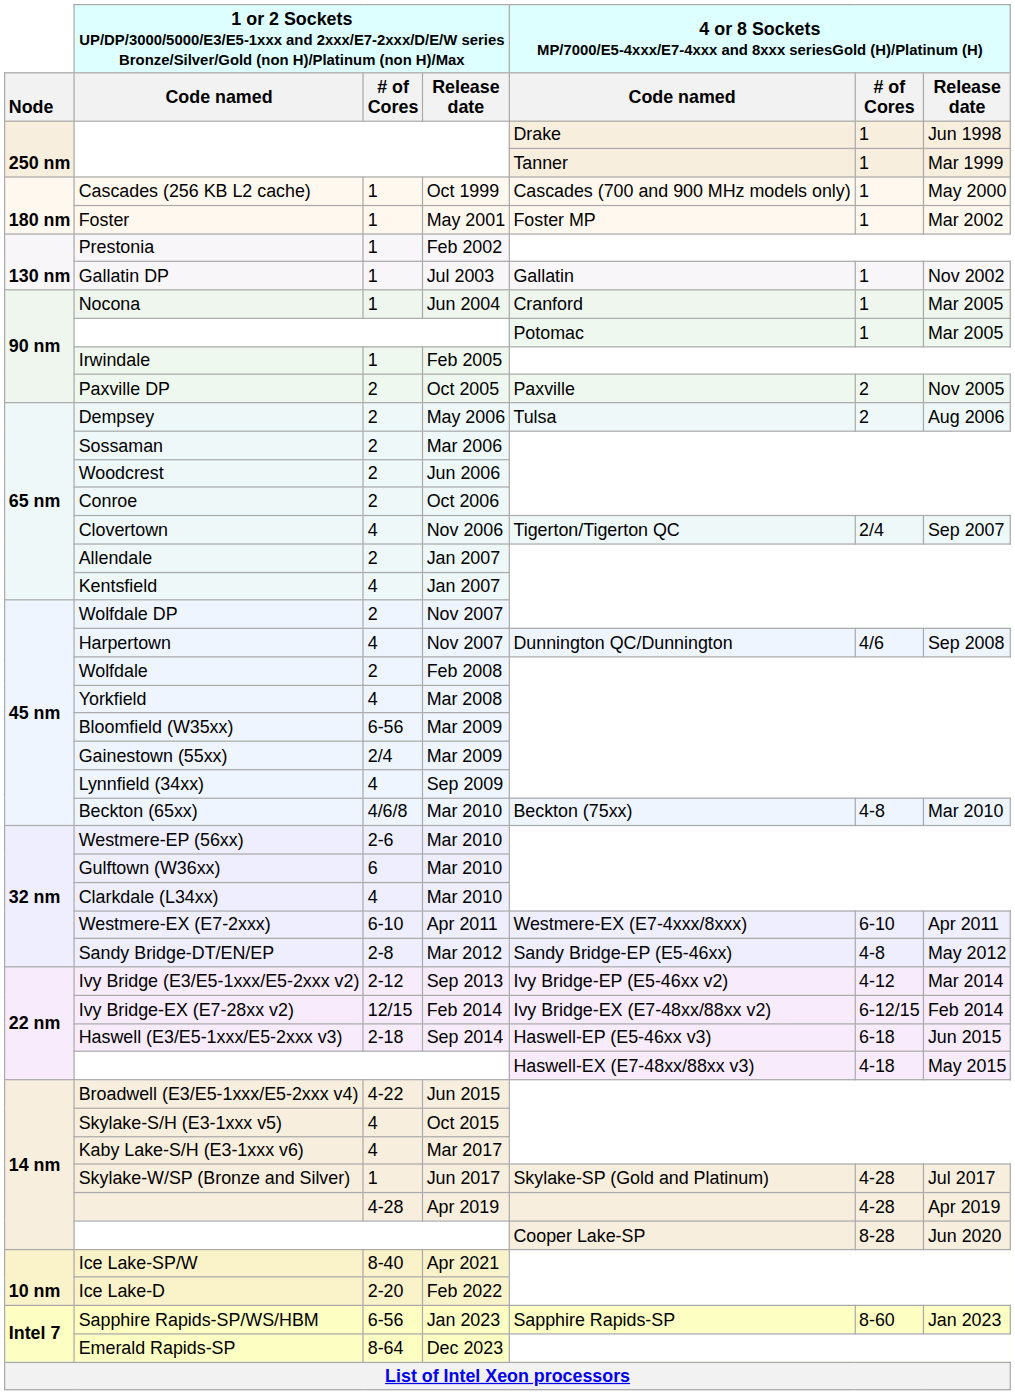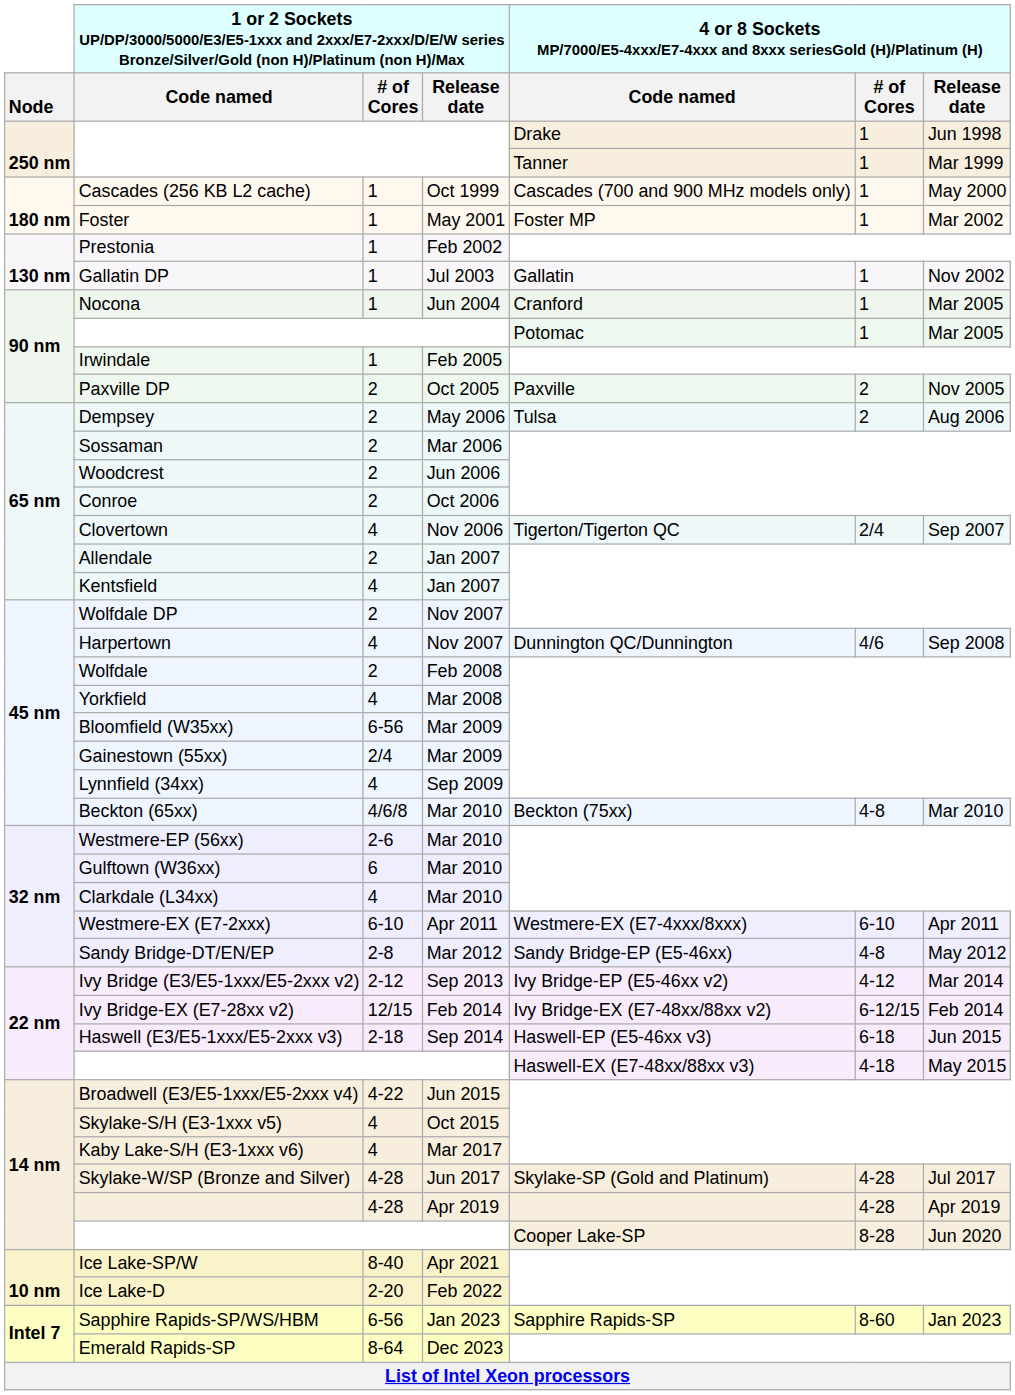(373, 1179) 1 -> (386, 1179) 4-28
